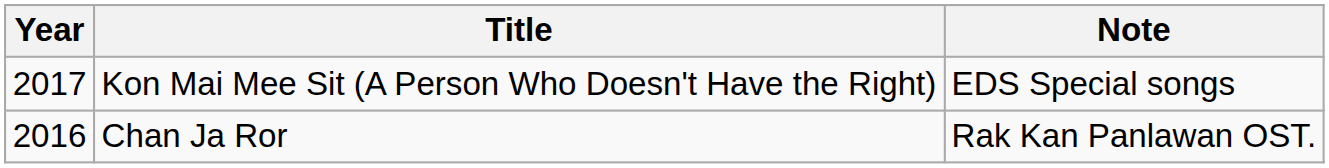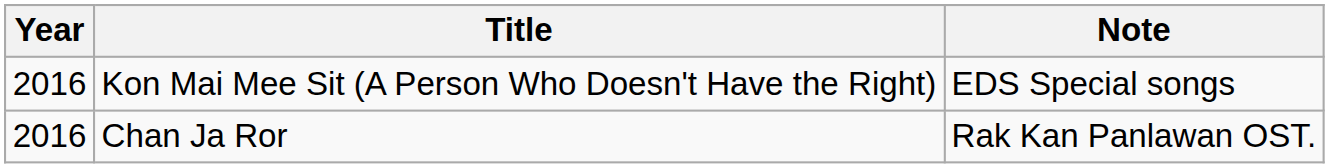(50, 83) 2017 -> (50, 83) 2016
